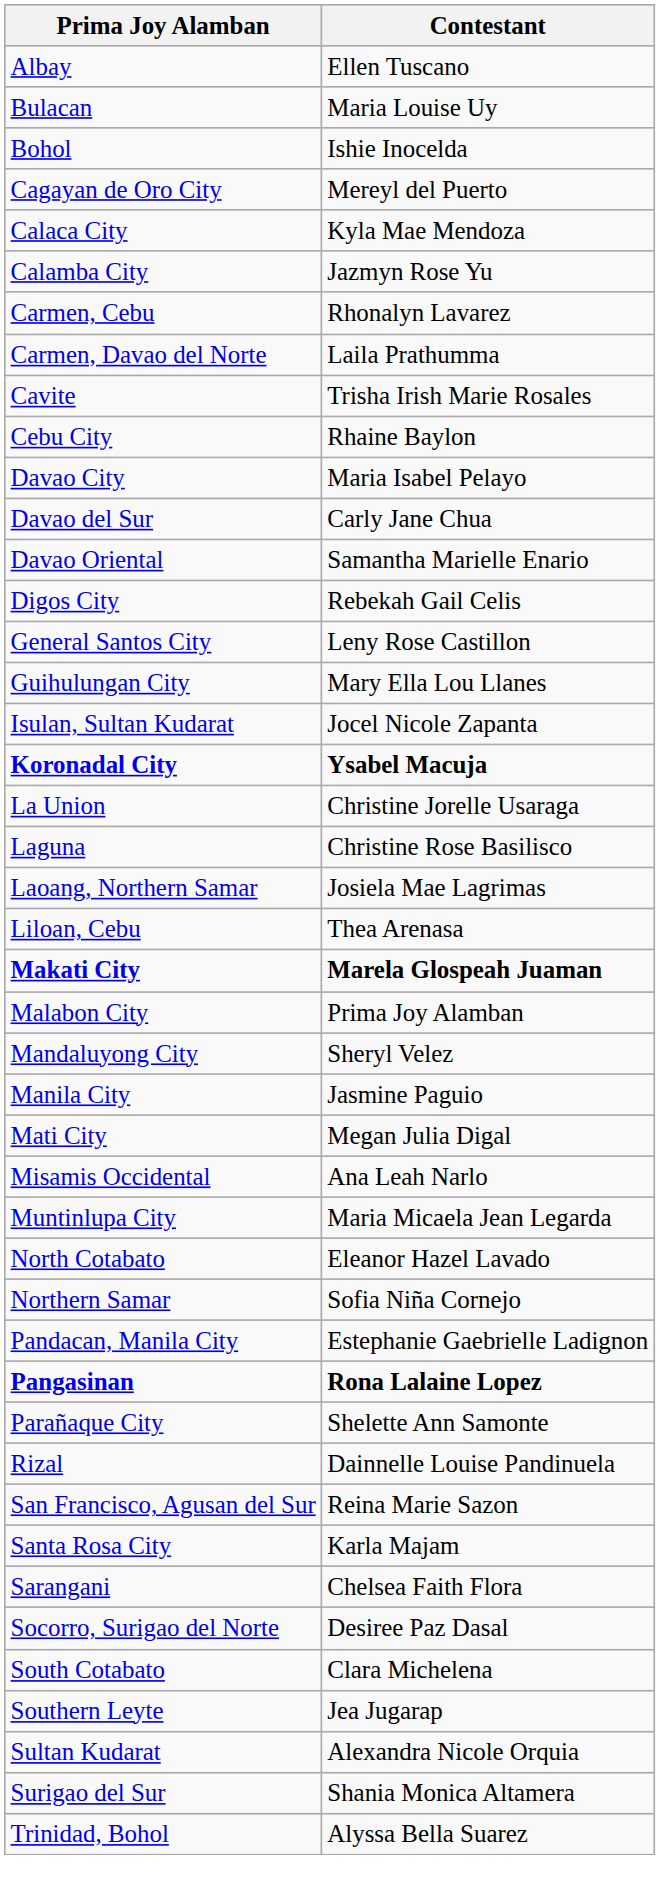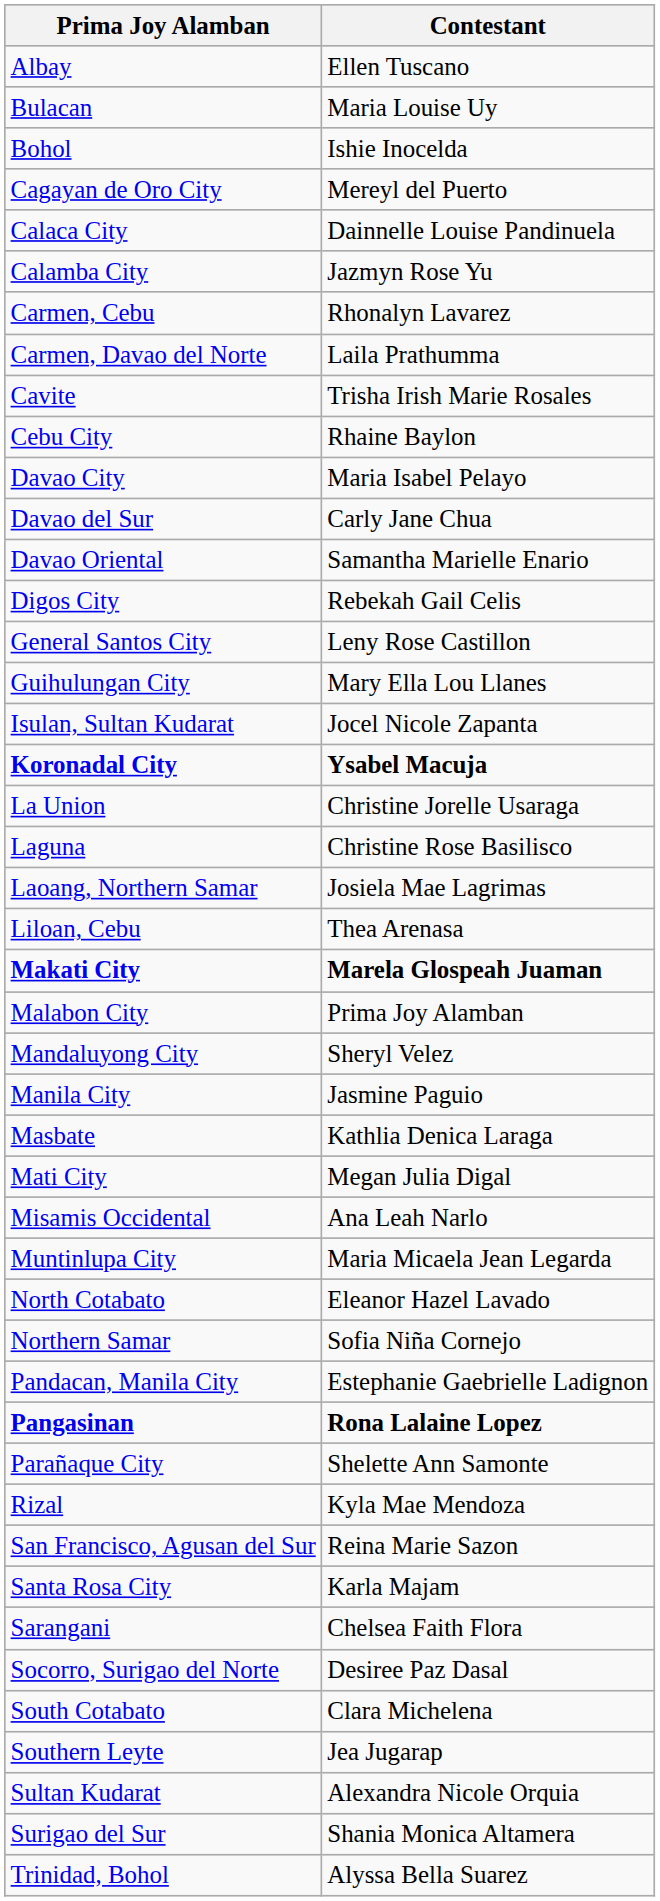(426, 230) Kyla Mae Mendoza -> (471, 230) Dainnelle Louise Pandinuela
+ row: (53, 1135)
(471, 1463) Dainnelle Louise Pandinuela -> (426, 1504) Kyla Mae Mendoza
